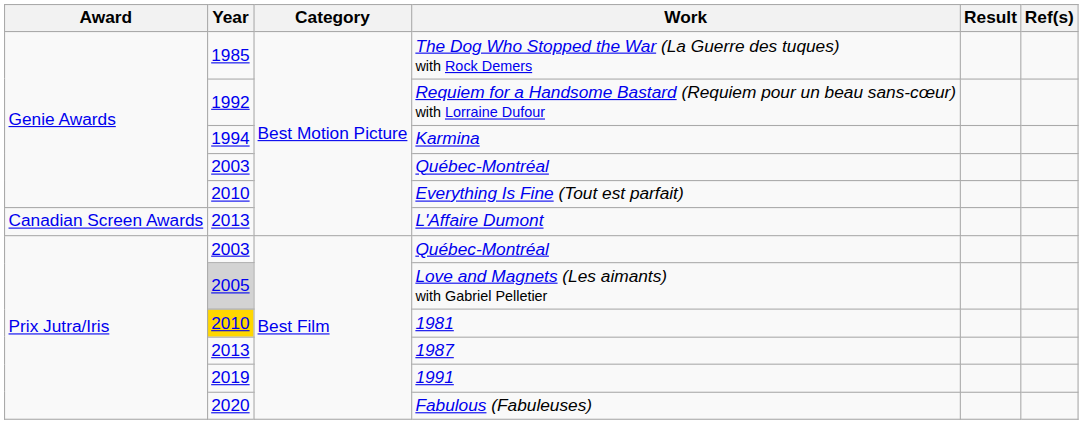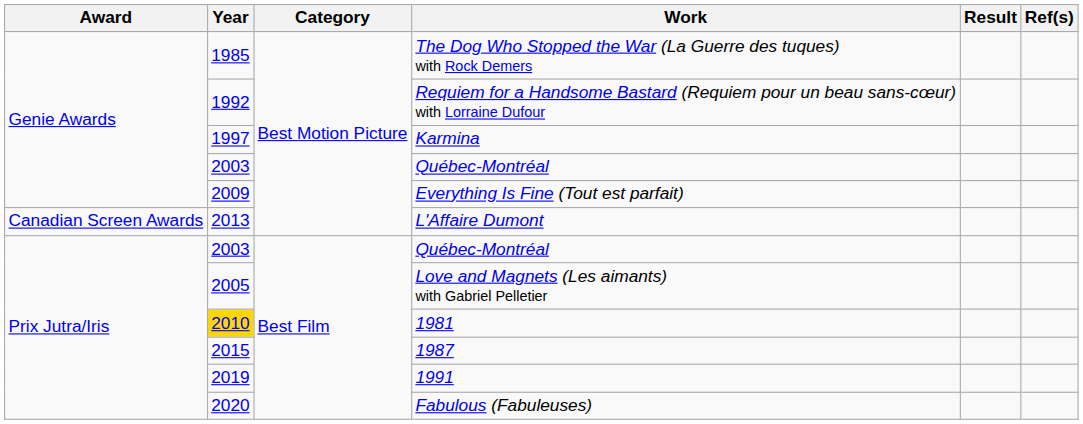(230, 139) 1994 -> (230, 139) 1997
(230, 194) 2010 -> (230, 194) 2009
(230, 286) lightgrey background -> (230, 286) no background
(230, 350) 2013 -> (230, 350) 2015
